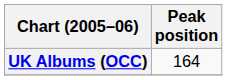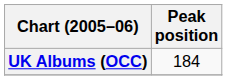(187, 61) 164 -> (187, 61) 184
